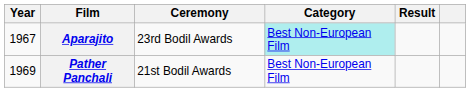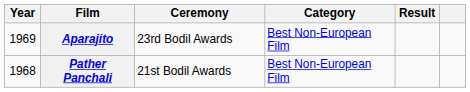(23, 39) 1967 -> (23, 39) 1969
(319, 39) paleturquoise background -> (319, 39) no background
(23, 71) 1969 -> (23, 71) 1968
